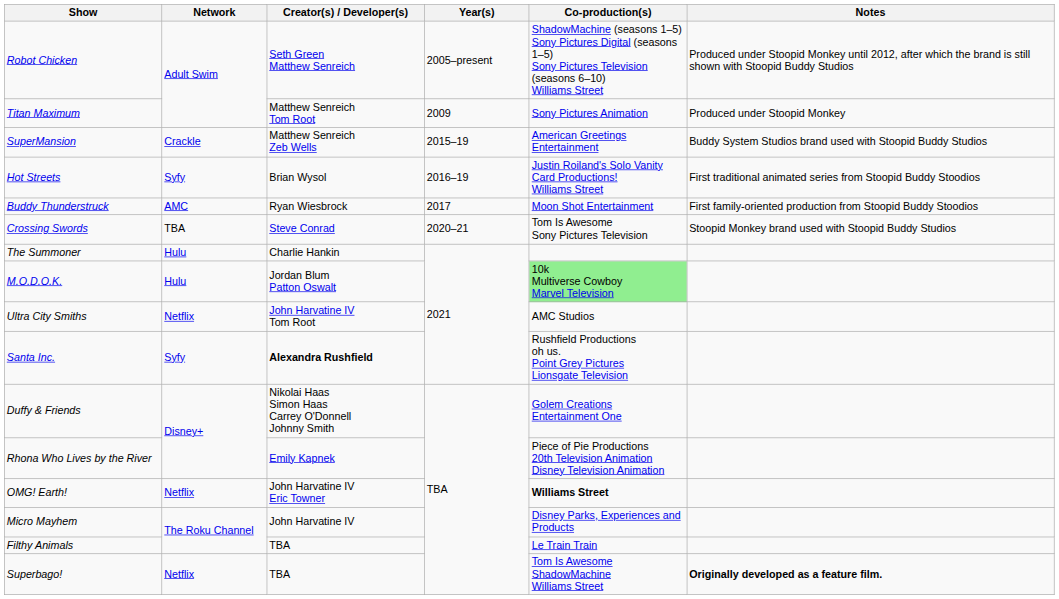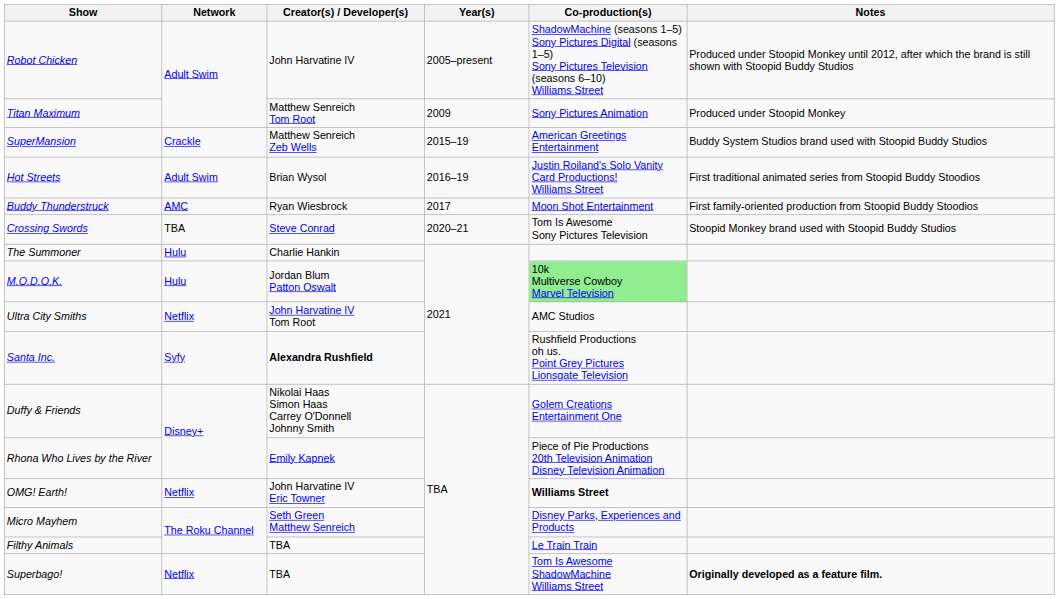(312, 60) Seth Green Matthew Senreich -> (312, 60) John Harvatine IV
(175, 177) Syfy -> (191, 177) Adult Swim
(312, 522) John Harvatine IV -> (312, 522) Seth Green Matthew Senreich
